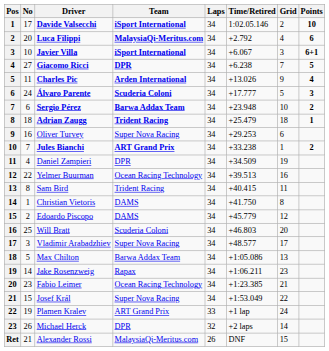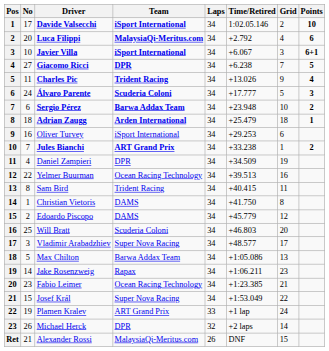(150, 79) Arden International -> (141, 79) Trident Racing
(141, 120) Trident Racing -> (150, 120) Arden International
(147, 134) Super Nova Racing -> (147, 134) iSport International
